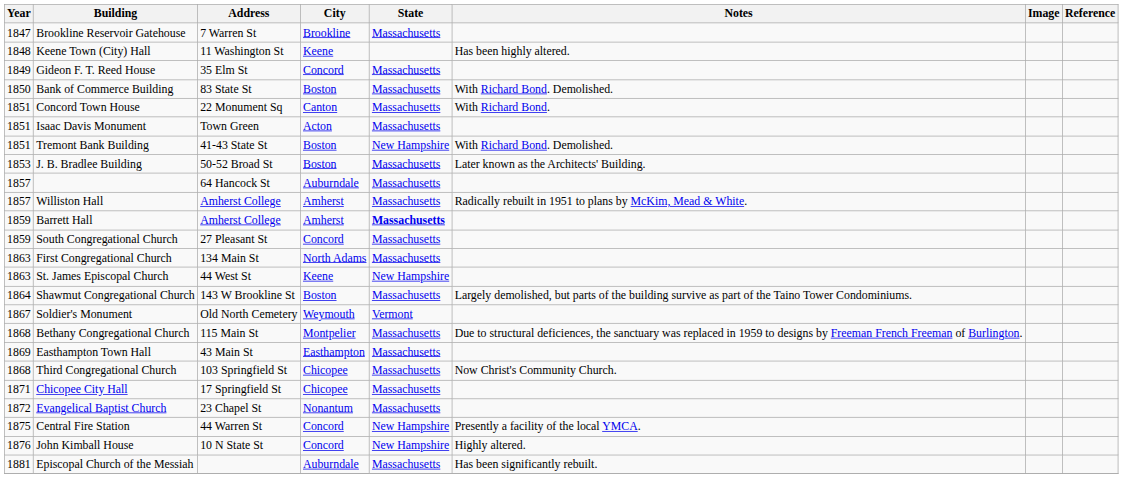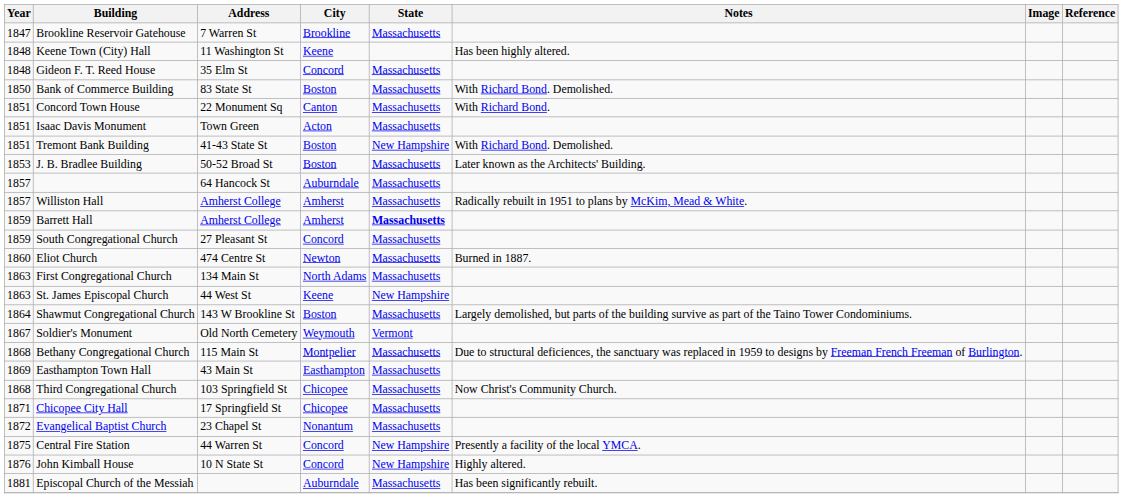(19, 70) 1849 -> (19, 70) 1848
+ row: (67, 257)
